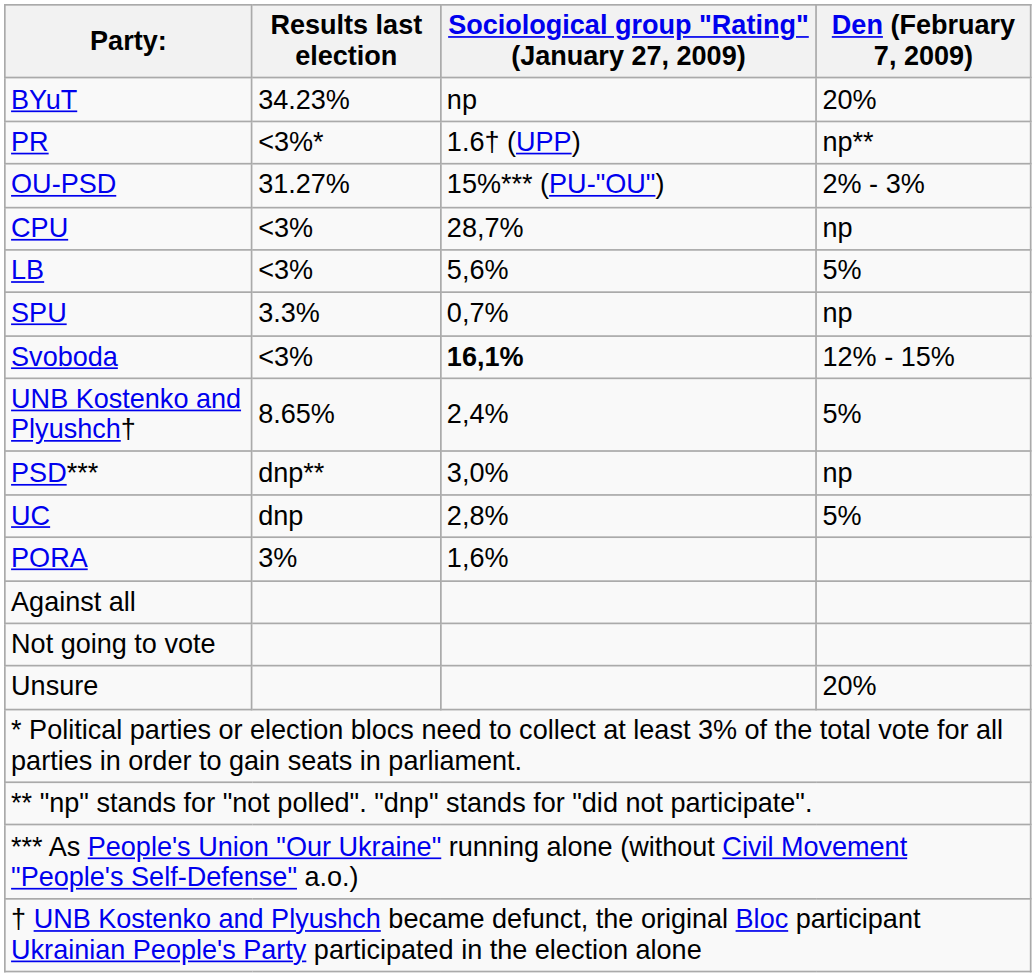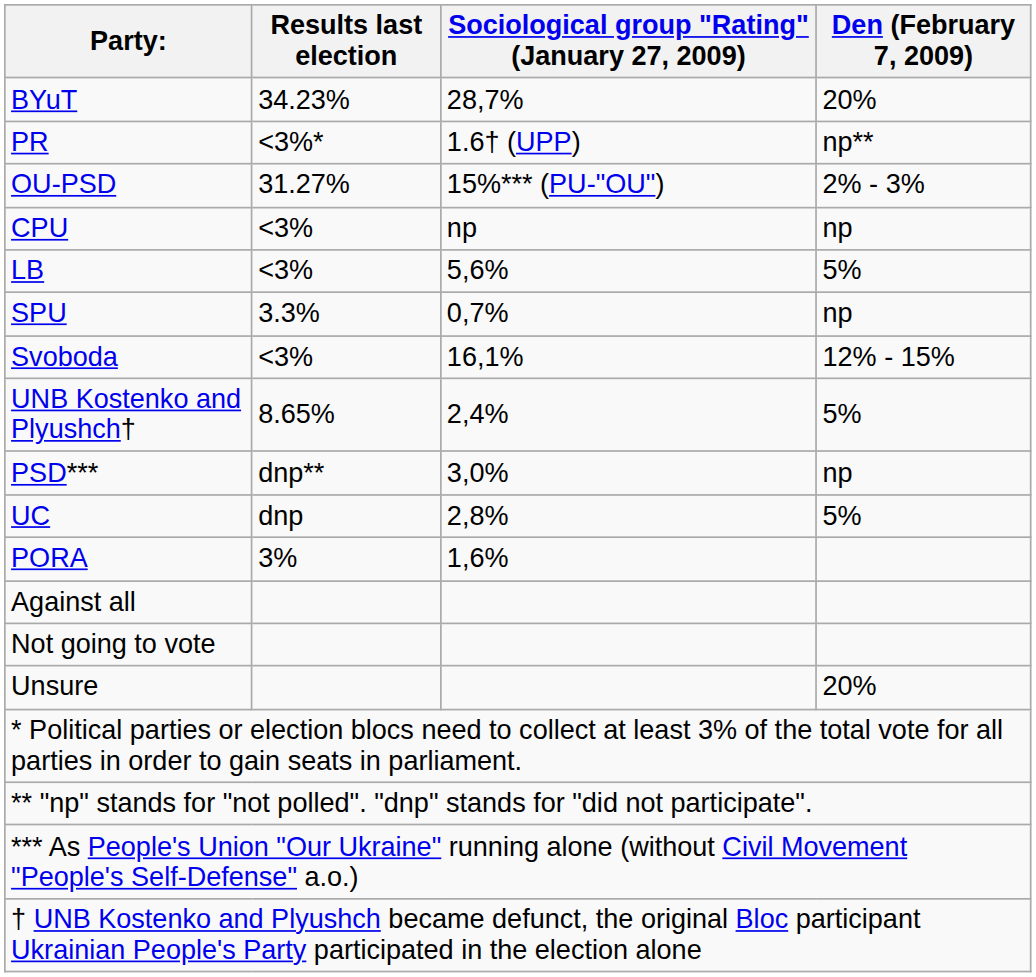(462, 99) np -> (485, 99) 28,7%
(485, 227) 28,7% -> (462, 227) np
(485, 356) bold -> (485, 356) normal
